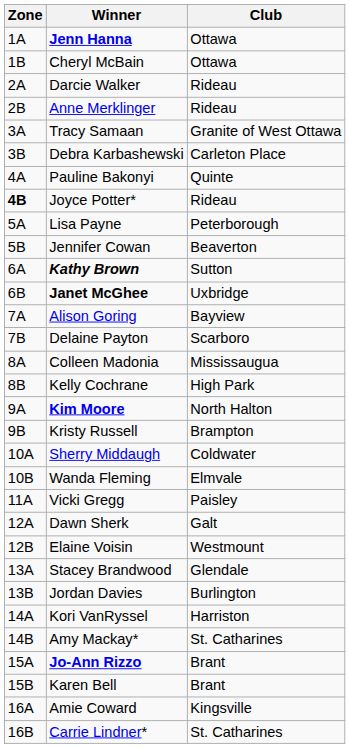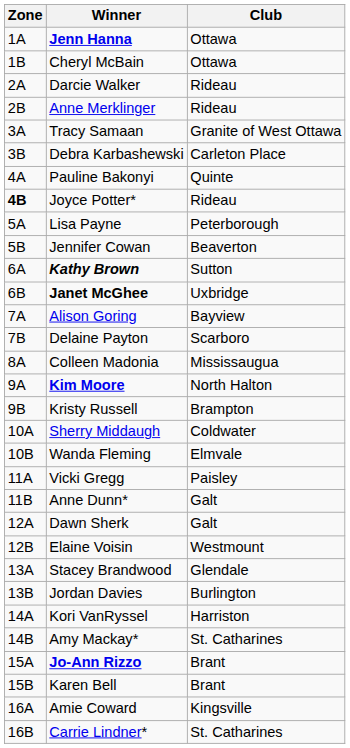- row: (99, 385)
+ row: (89, 500)
